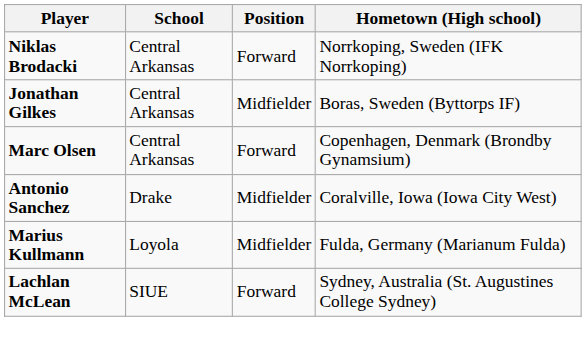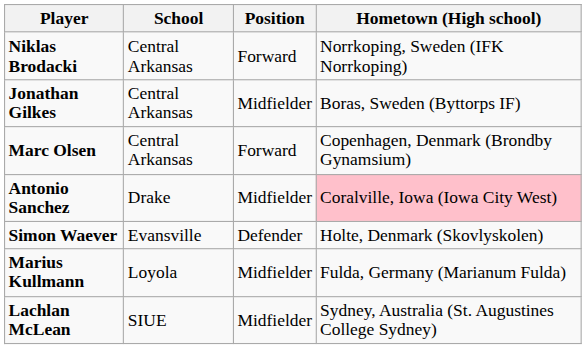(438, 197) no background -> (439, 197) pink background
+ row: (63, 235)
(266, 292) Forward -> (275, 319) Midfielder
